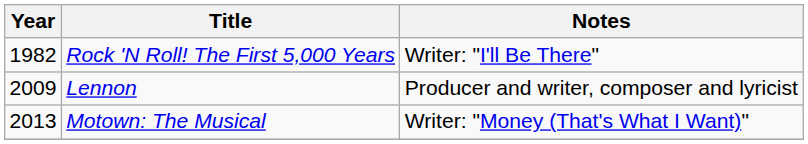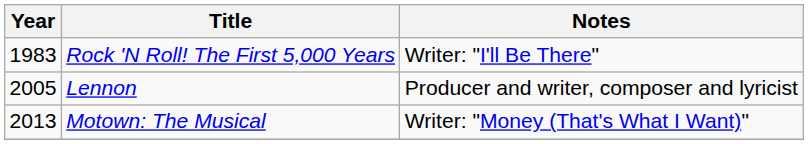(33, 54) 1982 -> (33, 54) 1983
(33, 88) 2009 -> (33, 88) 2005
